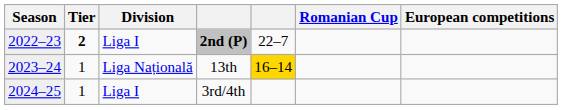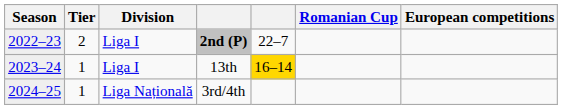(82, 41) bold -> (82, 41) normal
(148, 66) Liga Națională -> (121, 66) Liga I
(121, 91) Liga I -> (148, 91) Liga Națională
